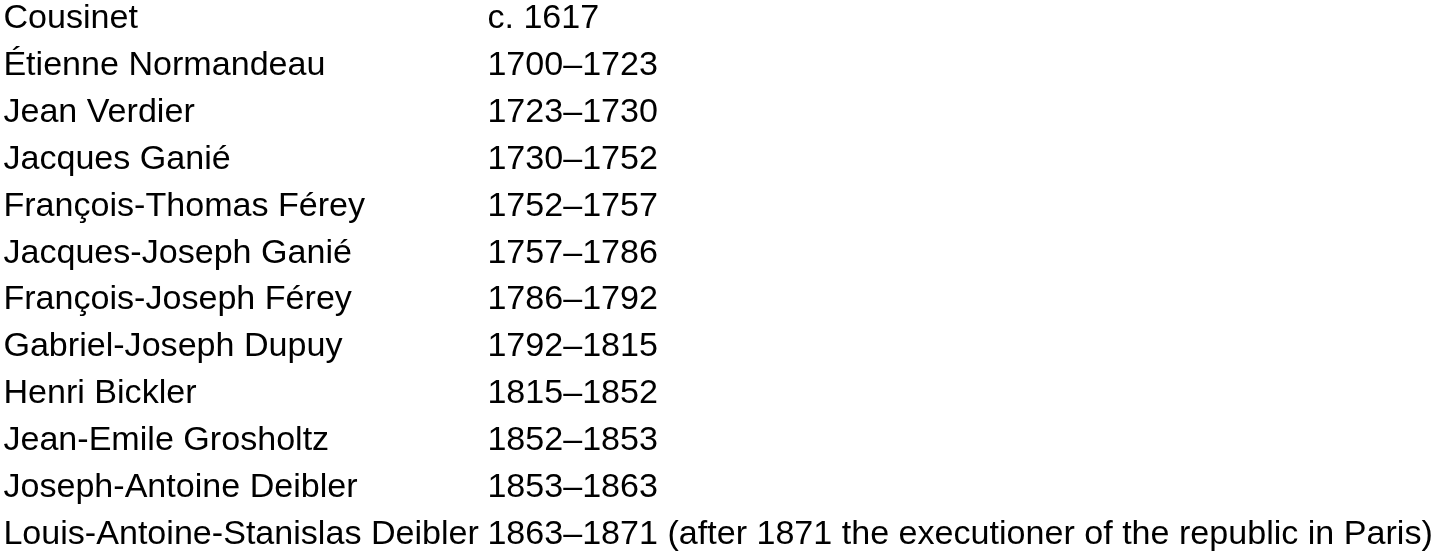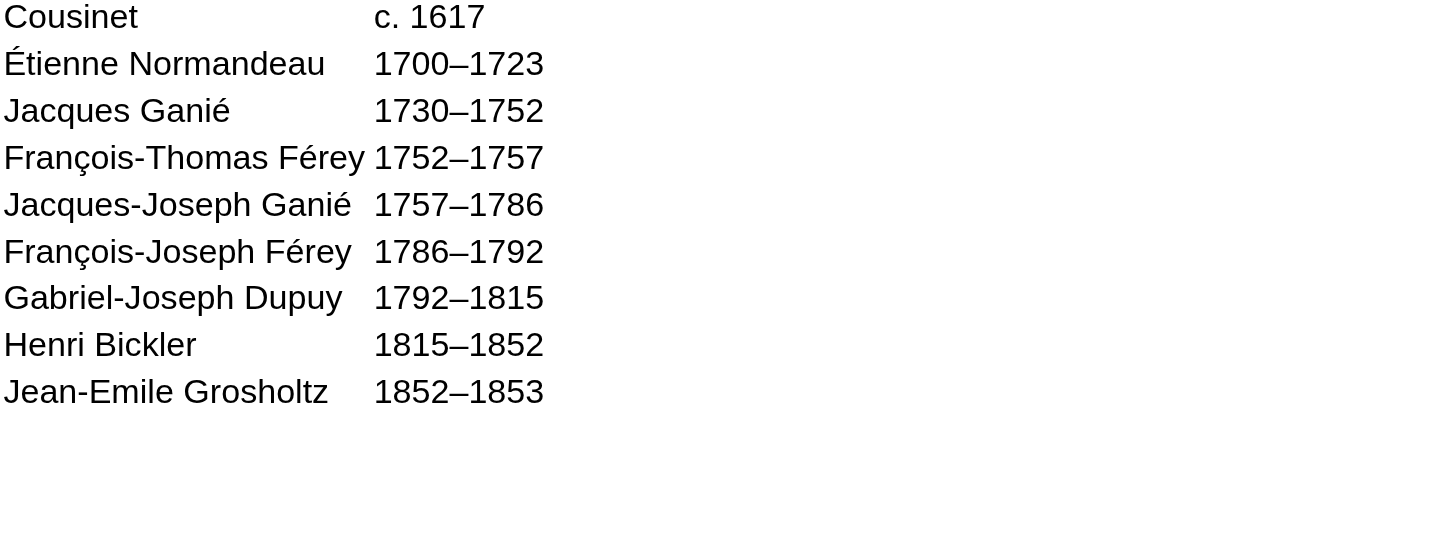- row: (99, 110)
- row: (181, 485)
- row: (241, 532)
